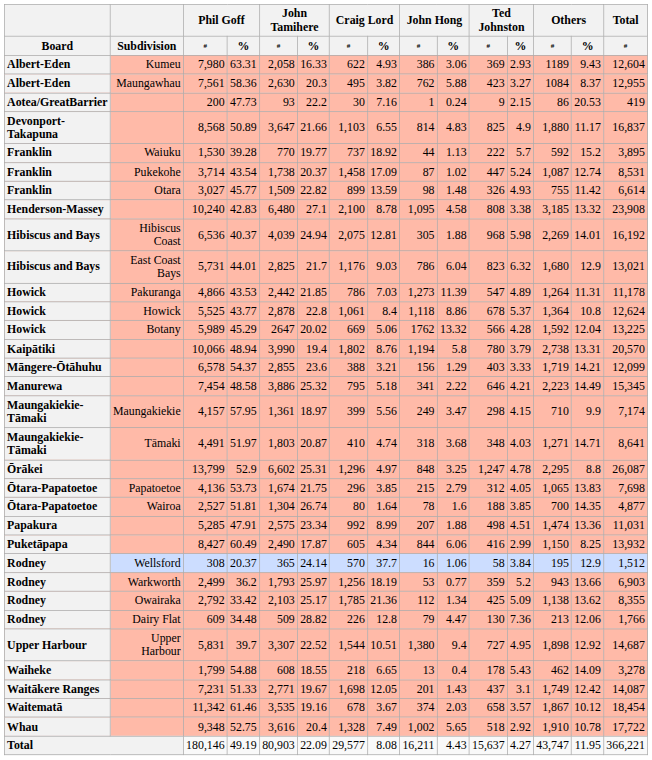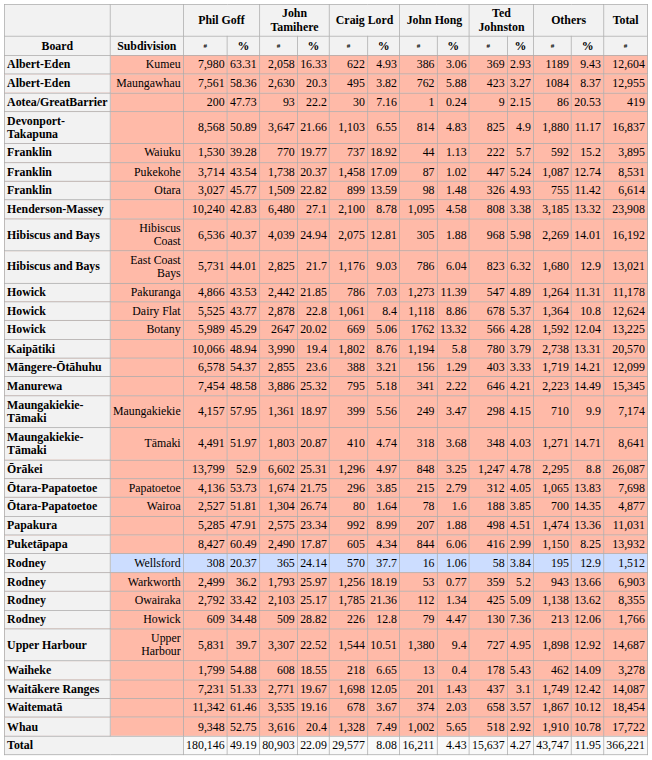(162, 311) Howick -> (156, 311) Dairy Flat
(156, 619) Dairy Flat -> (162, 619) Howick
